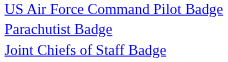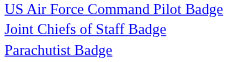rows swapped: (58, 29) <-> (85, 50)
